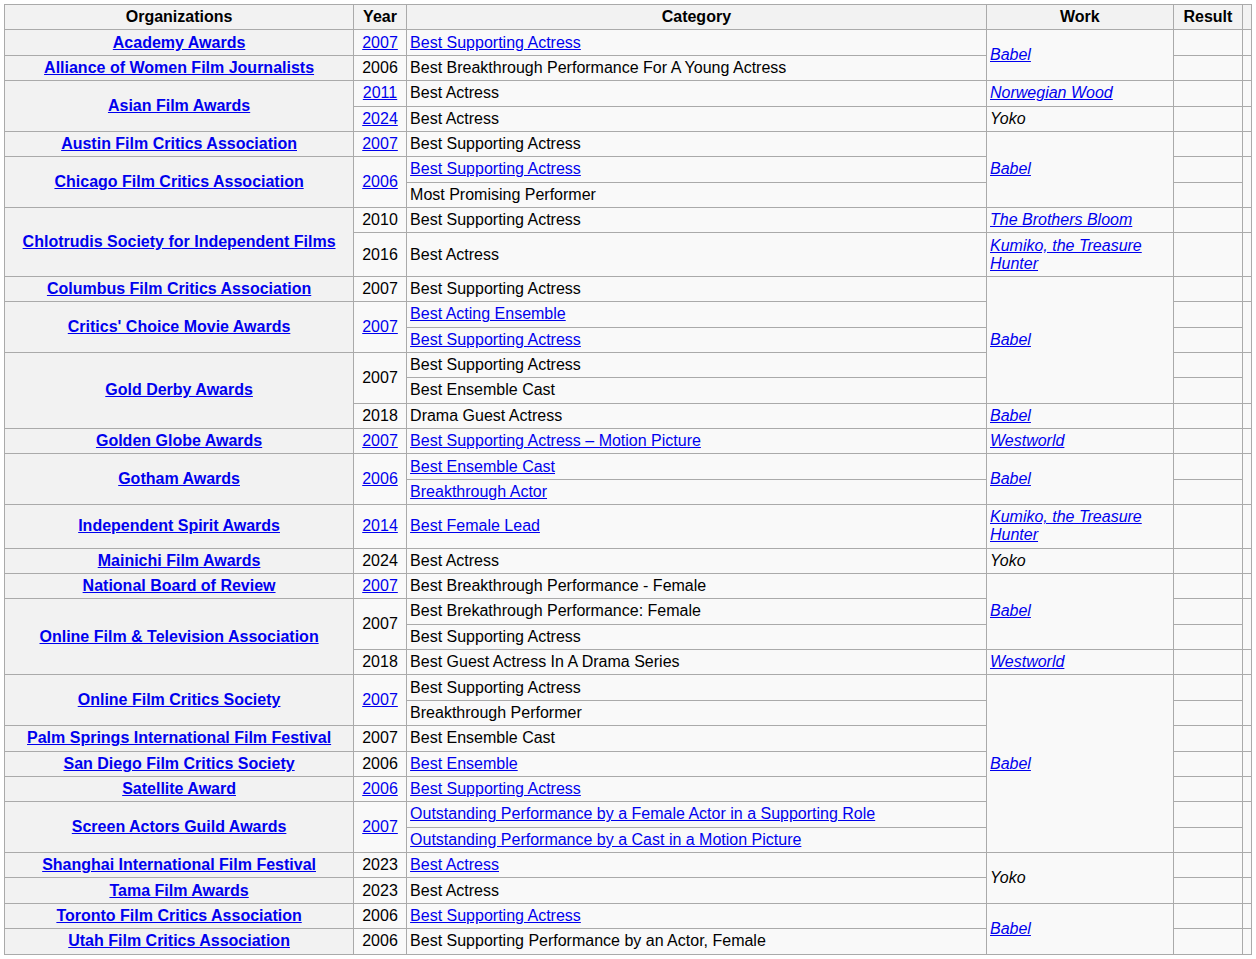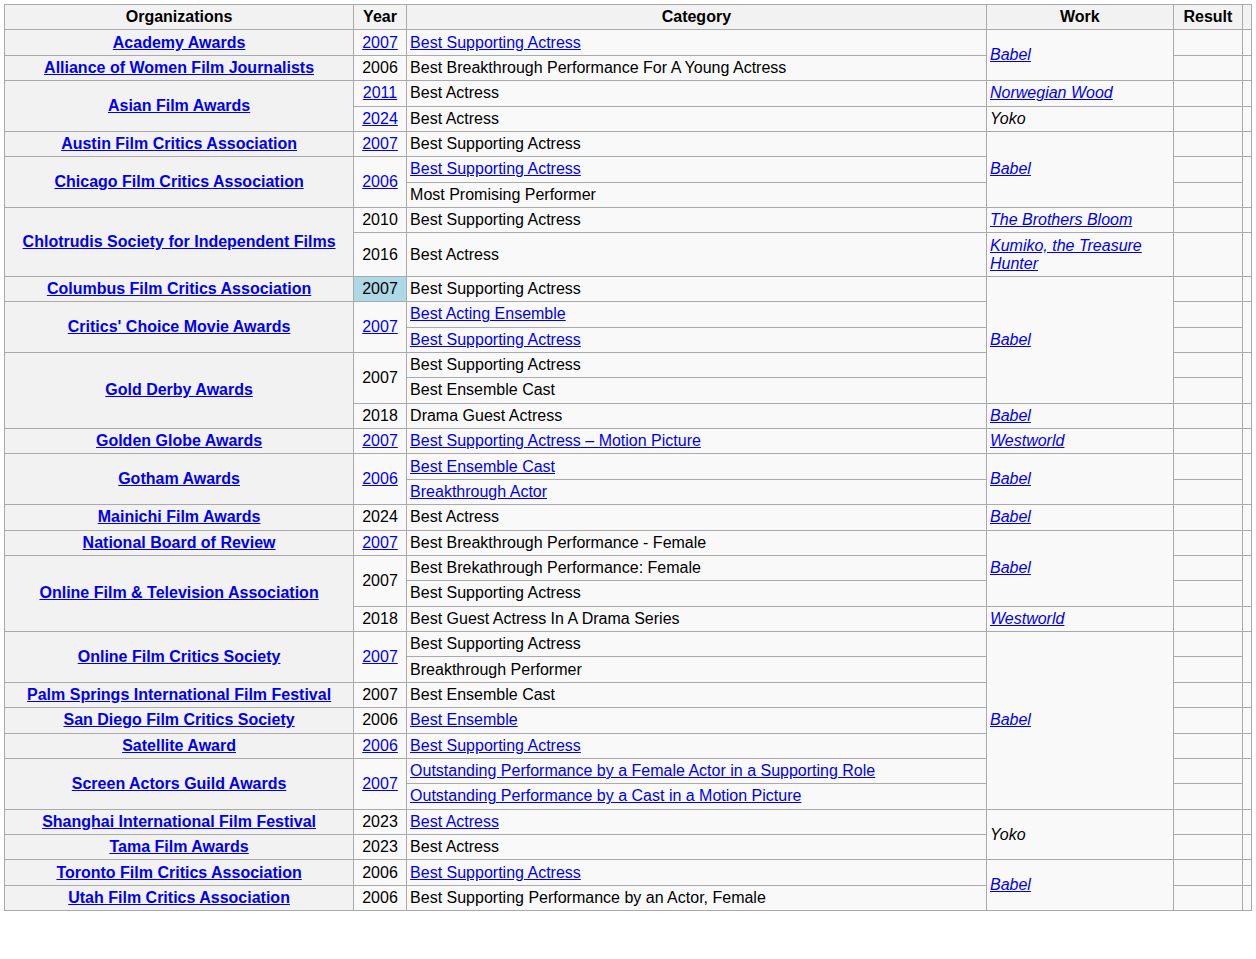(380, 288) no background -> (380, 288) lightblue background
- row: (179, 526)
(1008, 560) Yoko -> (1010, 517) Babel
